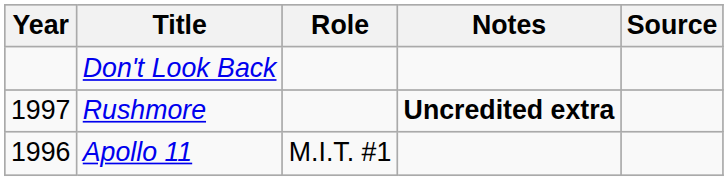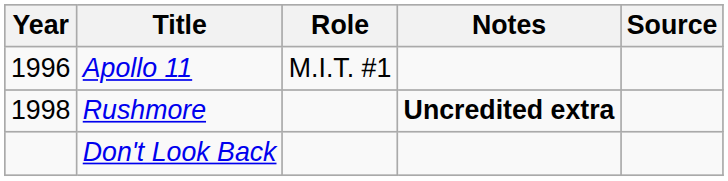rows swapped: (137, 152) <-> (180, 68)
(41, 110) 1997 -> (41, 110) 1998
